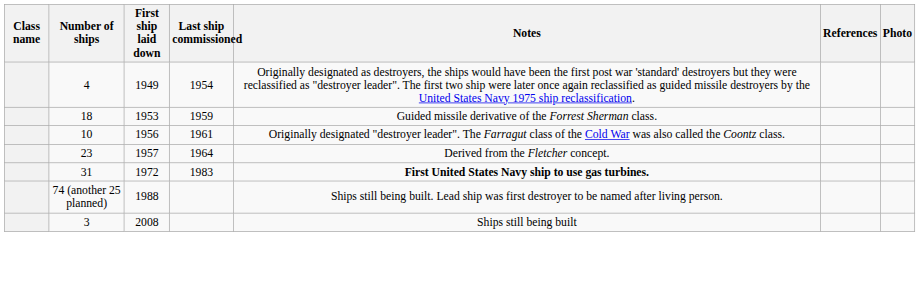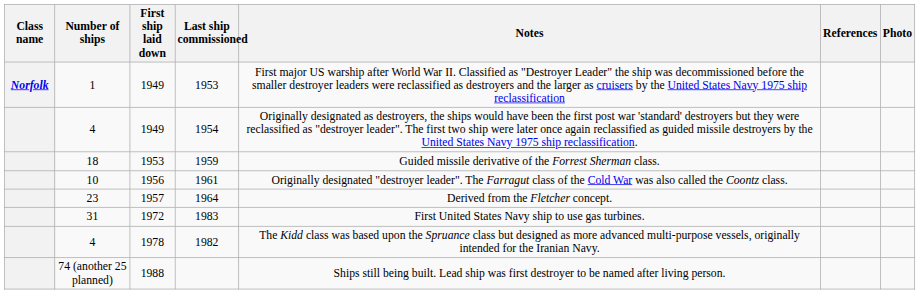+ row: (92, 84)
(527, 172) bold -> (530, 216) normal
+ row: (92, 241)
- row: (87, 222)
